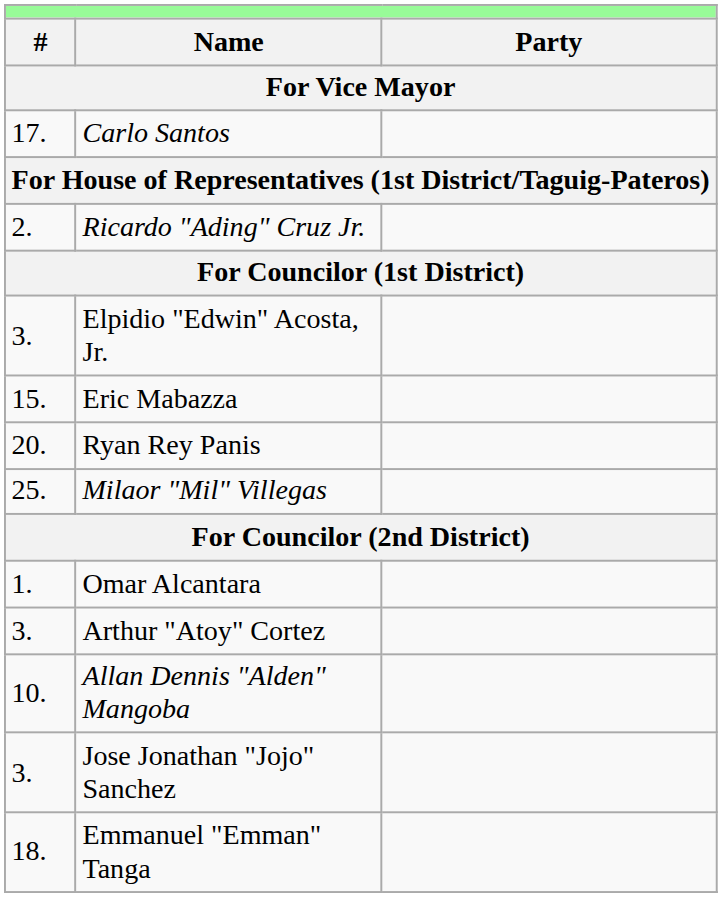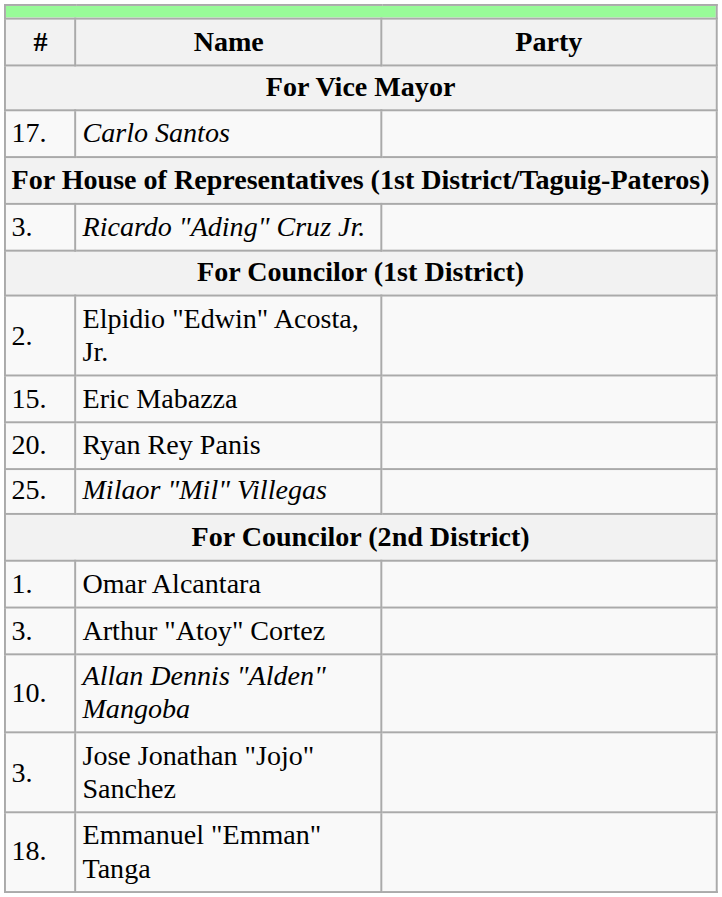(22, 226) 2. -> (22, 226) 3.
(22, 335) 3. -> (22, 335) 2.
